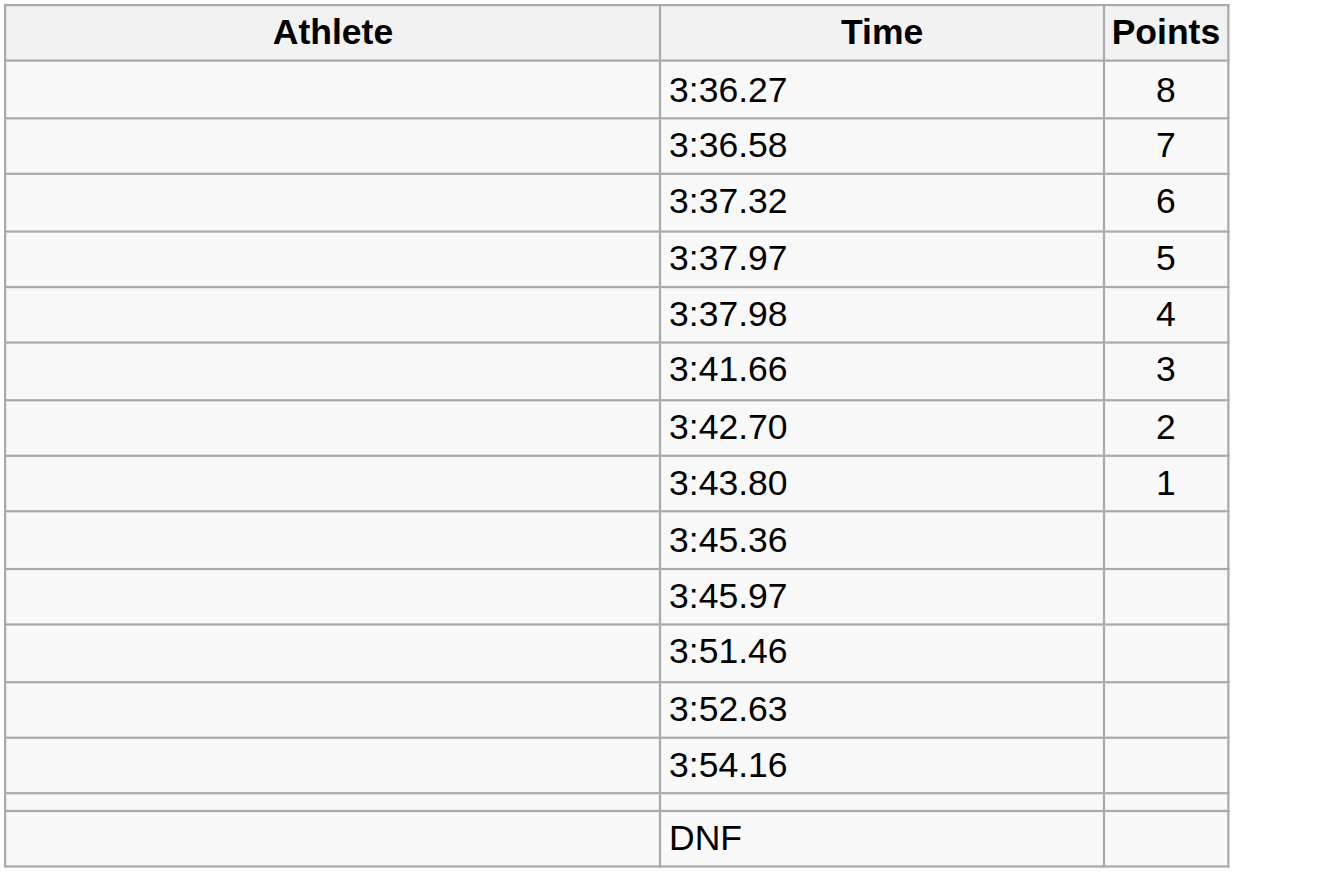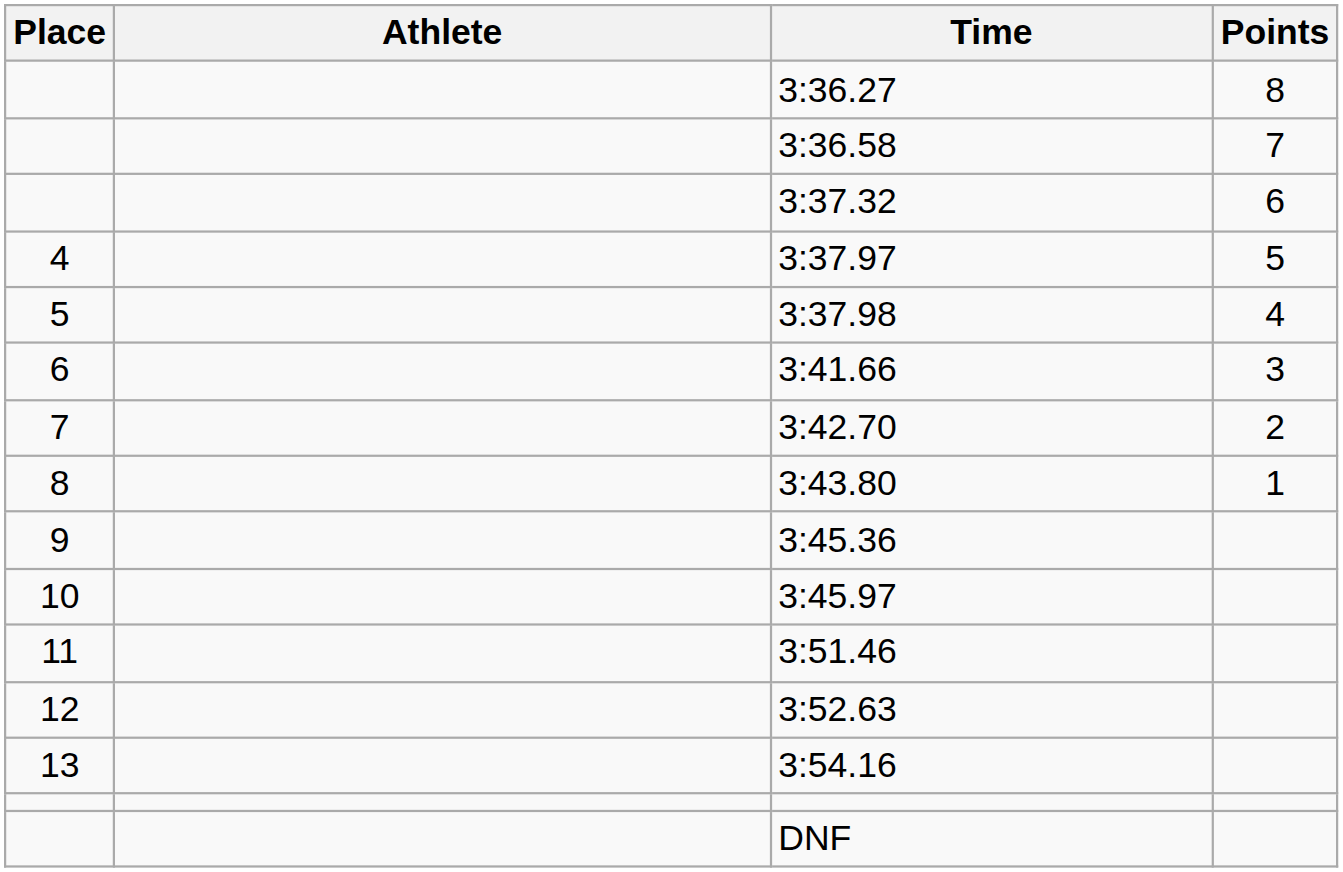+ column: (60, 32)
